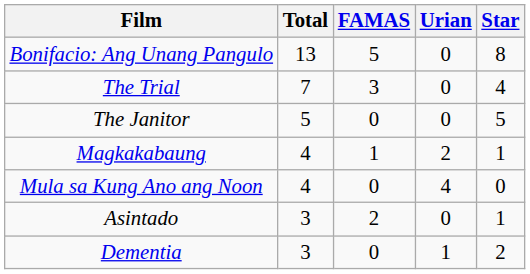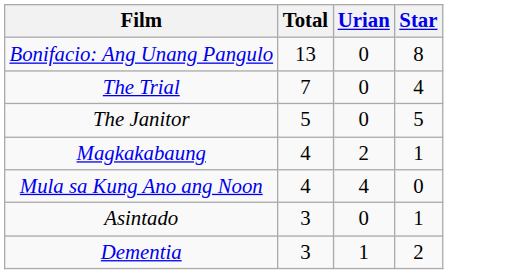- column: (374, 20)
